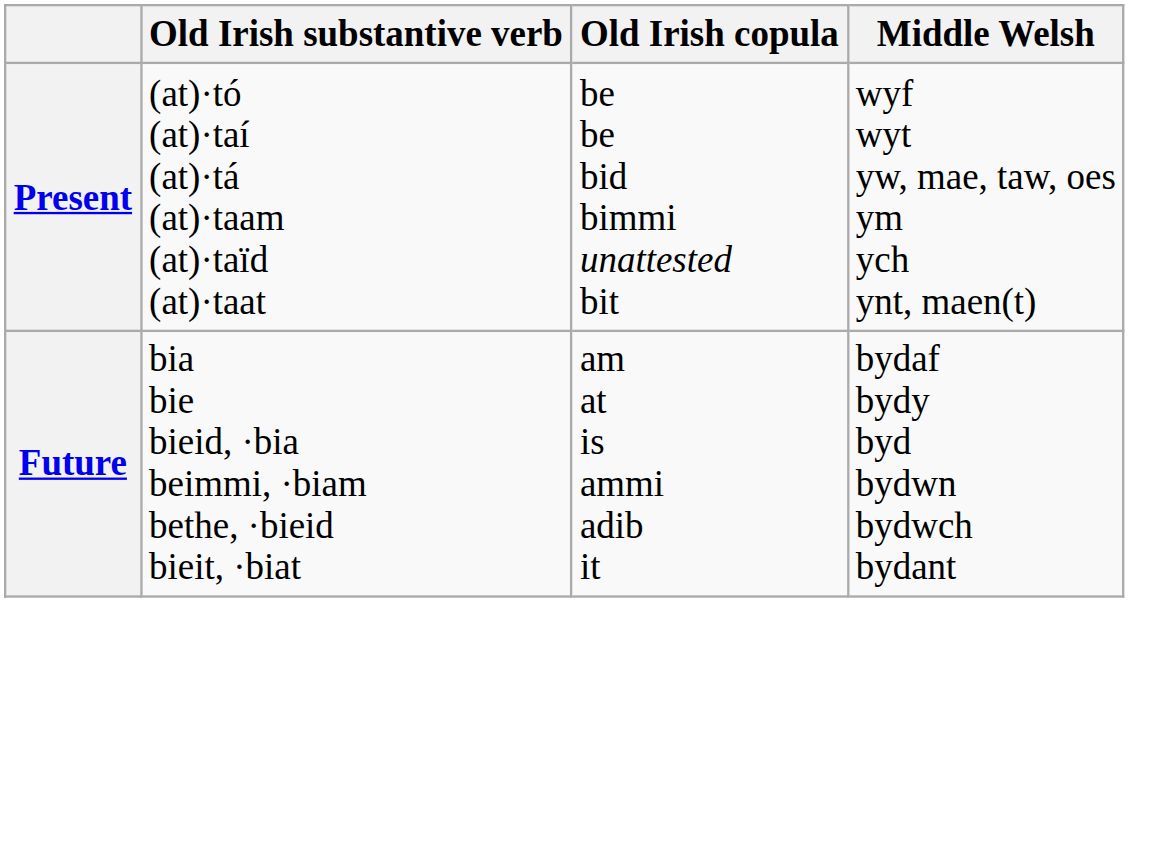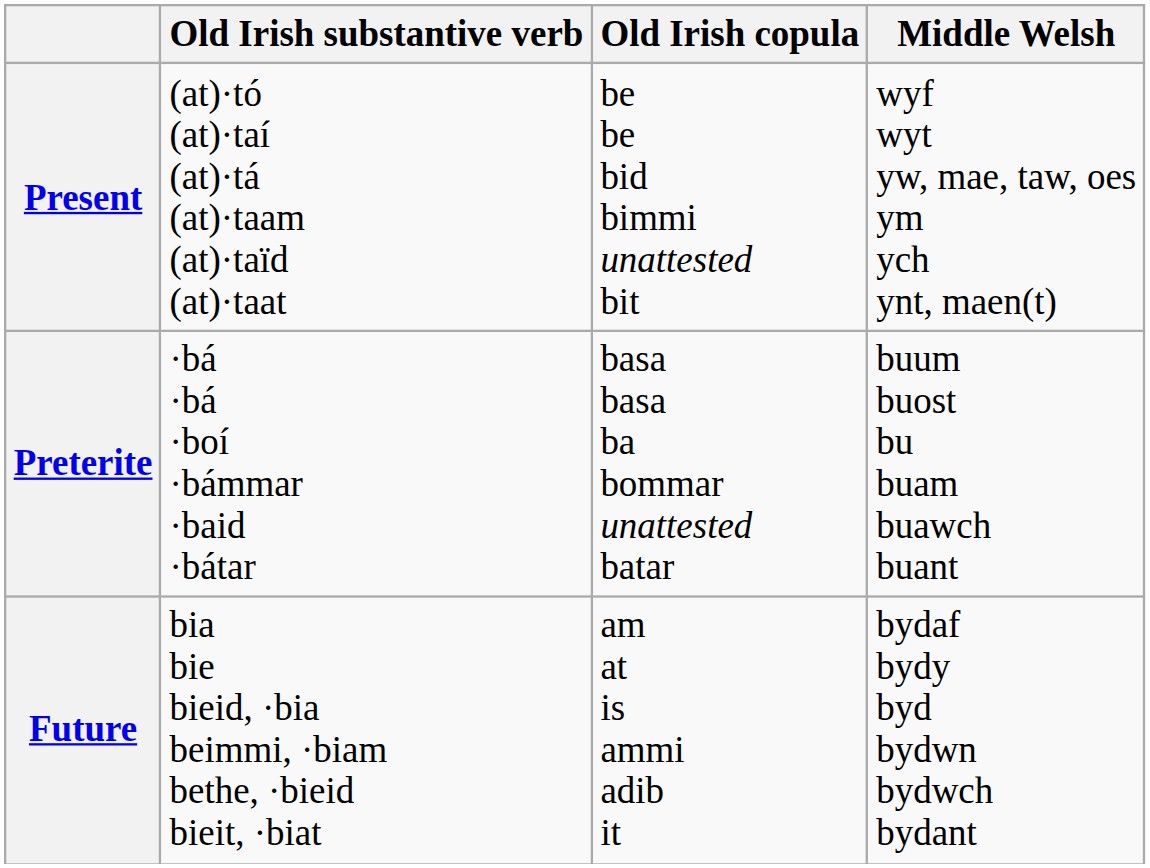+ row: (83, 462)
